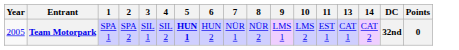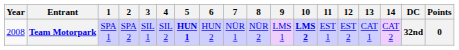+ column: (348, 11)
(16, 32) 2005 -> (16, 32) 2008
(305, 32) normal -> (305, 32) bold
